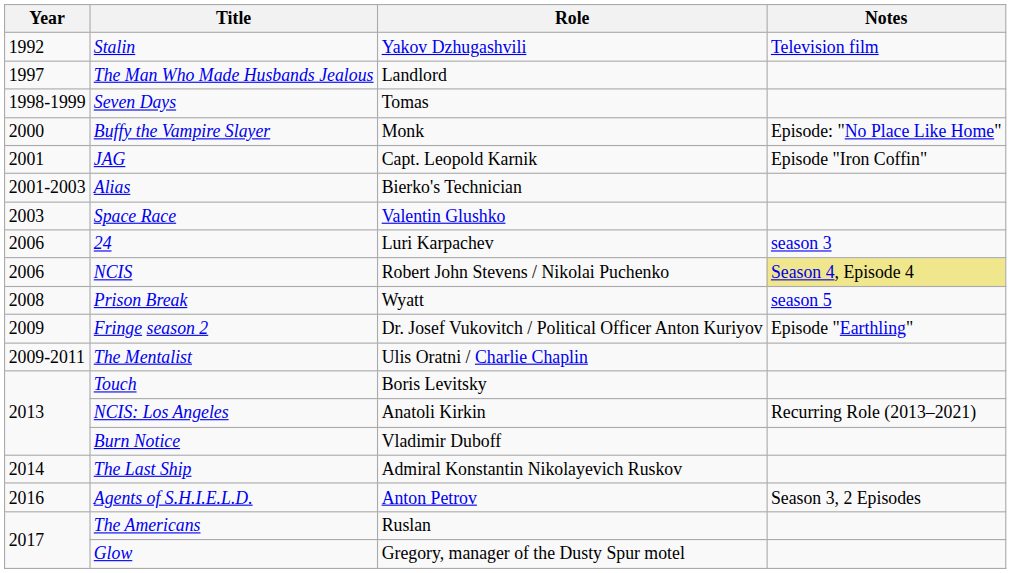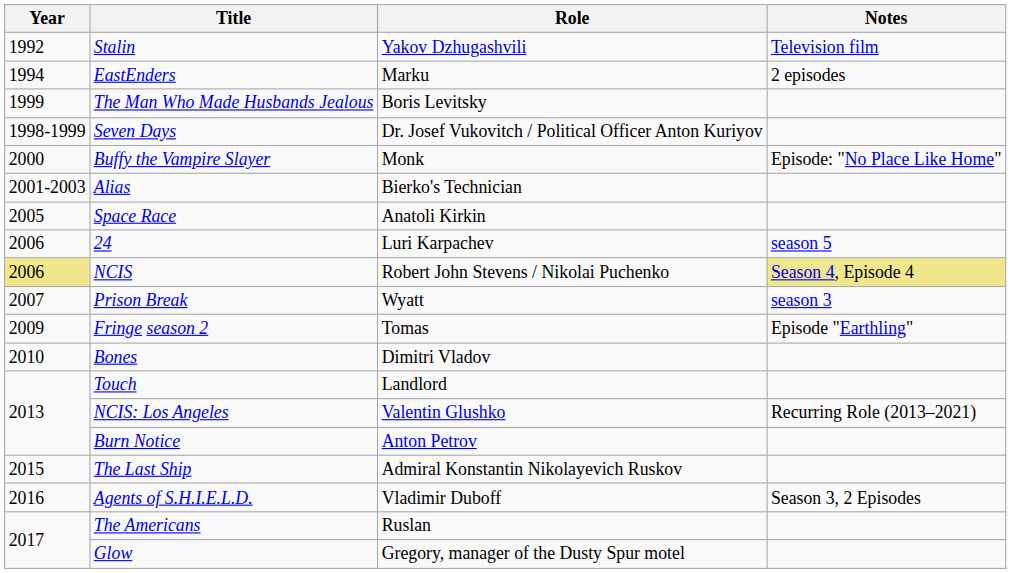+ row: (135, 74)
(26, 74) 1997 -> (26, 103) 1999
(414, 74) Landlord -> (434, 103) Boris Levitsky
(405, 103) Tomas -> (572, 131) Dr. Josef Vukovitch / Political Officer Anton Kuriyov
- row: (110, 159)
(26, 215) 2003 -> (26, 215) 2005
(444, 215) Valentin Glushko -> (434, 215) Anatoli Kirkin
(801, 243) season 3 -> (801, 243) season 5
(26, 272) no background -> (26, 272) khaki background
(26, 300) 2008 -> (26, 300) 2007
(801, 300) season 5 -> (801, 300) season 3
(572, 328) Dr. Josef Vukovitch / Political Officer Anton Kuriyov -> (405, 328) Tomas
- row: (143, 356)
+ row: (115, 356)
(434, 384) Boris Levitsky -> (414, 384) Landlord
(434, 412) Anatoli Kirkin -> (444, 412) Valentin Glushko
(441, 441) Vladimir Duboff -> (429, 441) Anton Petrov
(26, 469) 2014 -> (26, 469) 2015
(429, 497) Anton Petrov -> (441, 497) Vladimir Duboff
